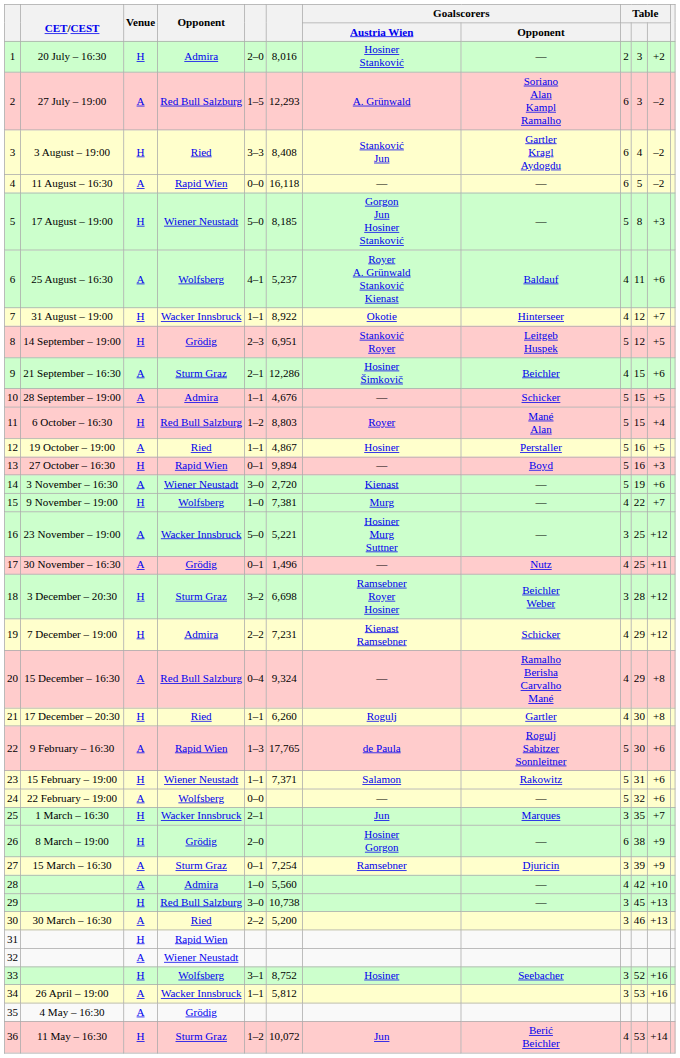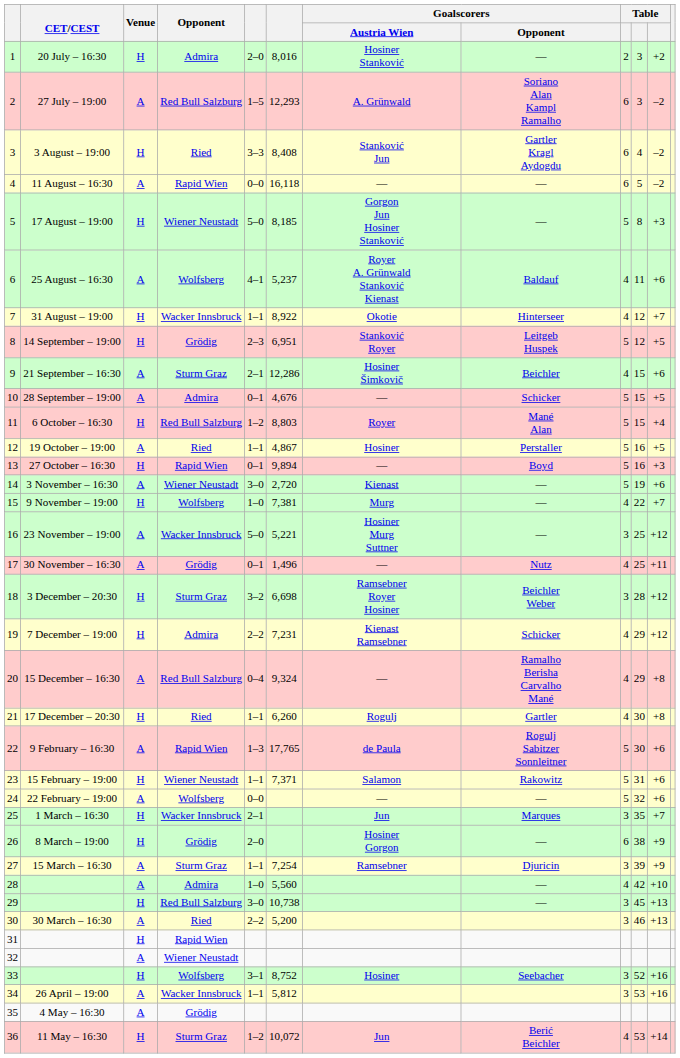(256, 398) 1–1 -> (256, 398) 0–1
(256, 866) 0–1 -> (256, 866) 1–1
